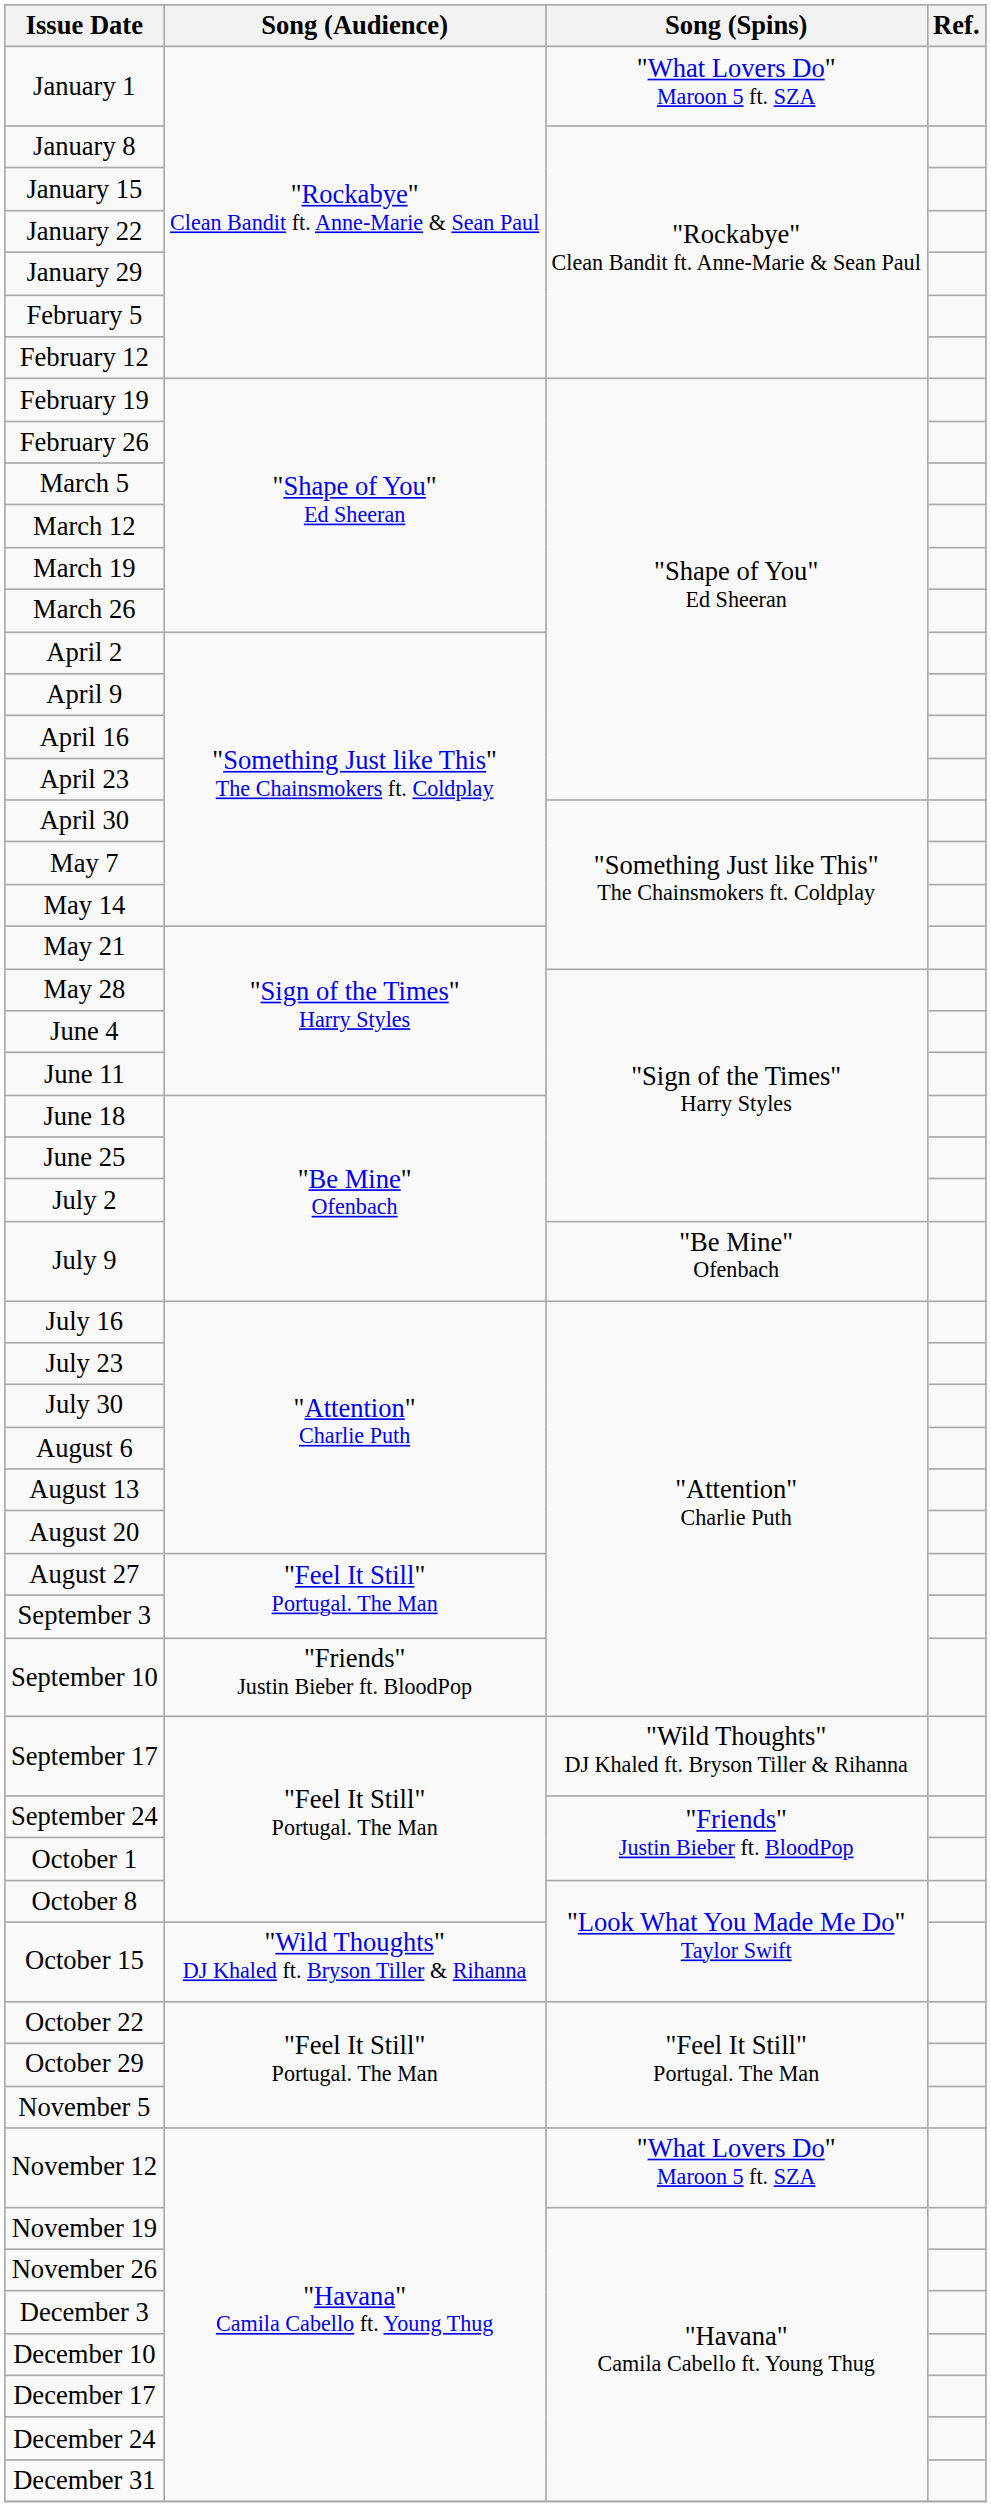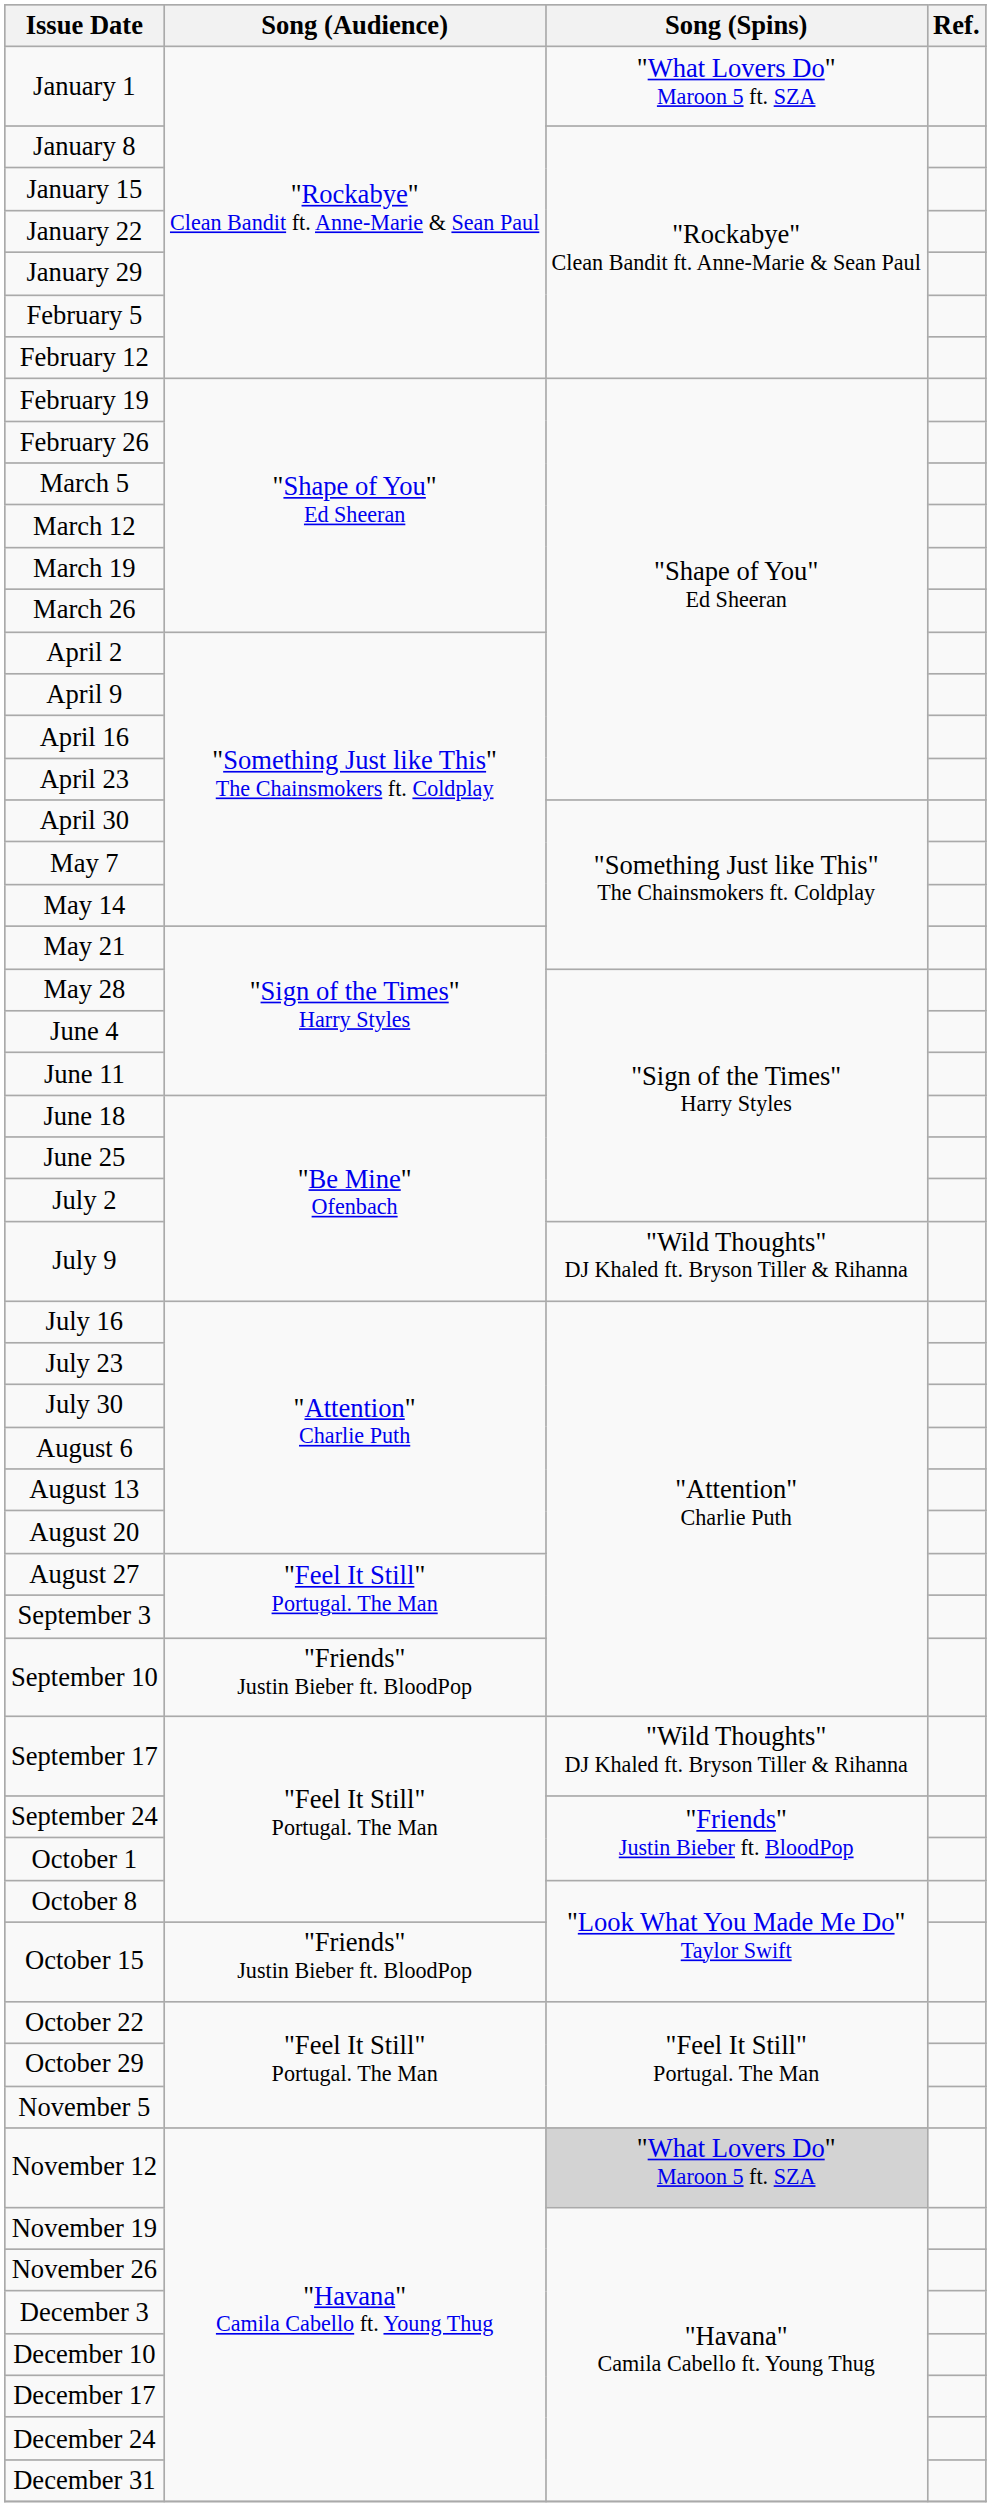(736, 1255) "Be Mine" Ofenbach -> (736, 1255) "Wild Thoughts" DJ Khaled ft. Bryson Tiller & Rihanna
(355, 1956) "Wild Thoughts" DJ Khaled ft. Bryson Tiller & Rihanna -> (355, 1956) "Friends" Justin Bieber ft. BloodPop
(736, 2161) no background -> (736, 2161) lightgrey background
